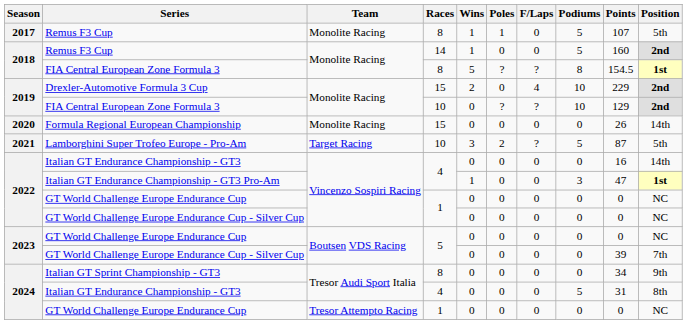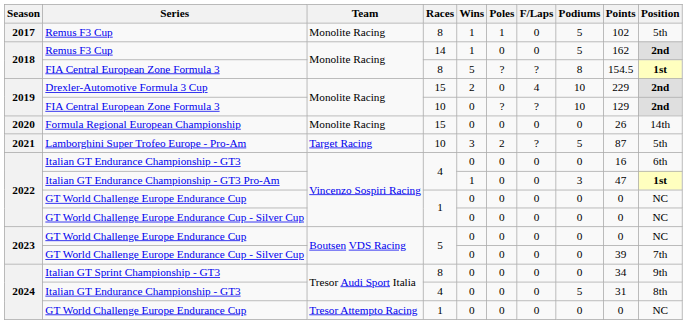(621, 32) 107 -> (621, 32) 102
(621, 51) 160 -> (621, 51) 162
(660, 162) 14th -> (660, 162) 6th
